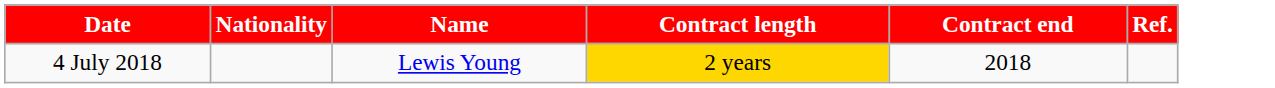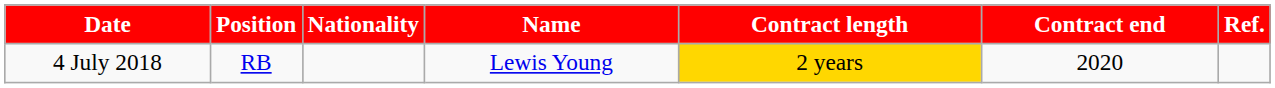+ column: (256, 24)
(1008, 62) 2018 -> (1100, 62) 2020
